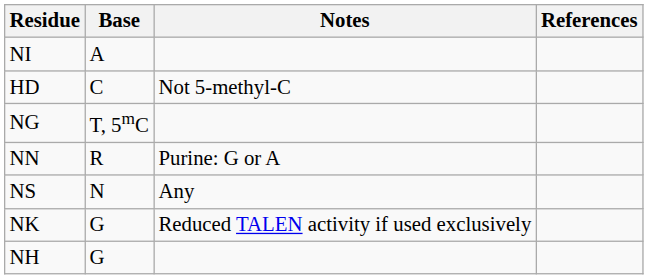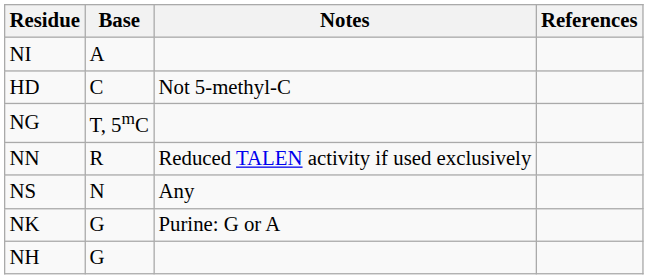(219, 158) Purine: G or A -> (345, 158) Reduced TALEN activity if used exclusively
(345, 224) Reduced TALEN activity if used exclusively -> (219, 224) Purine: G or A
